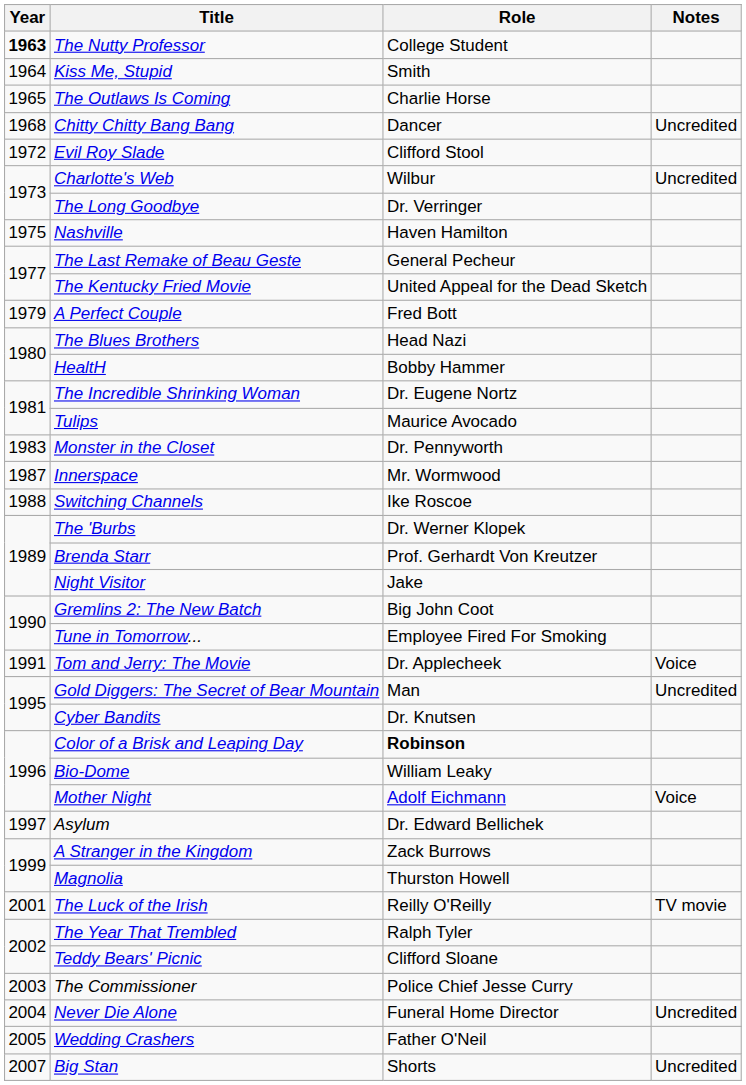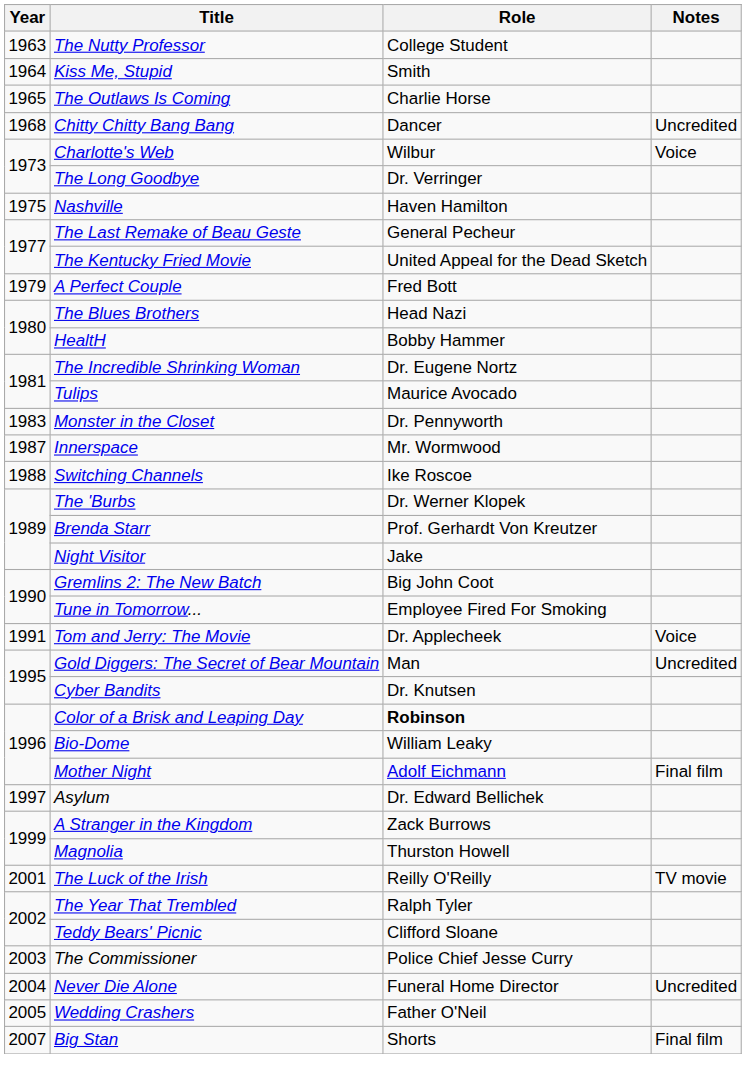(27, 44) bold -> (27, 44) normal
- row: (109, 152)
(696, 179) Uncredited -> (676, 152) Voice
(676, 797) Voice -> (689, 771) Final film
(696, 1066) Uncredited -> (689, 1040) Final film
